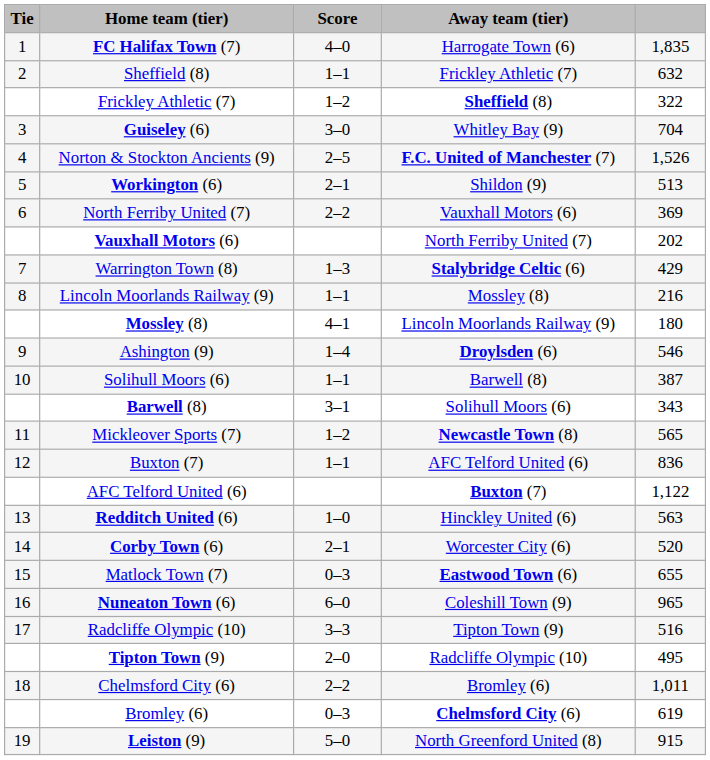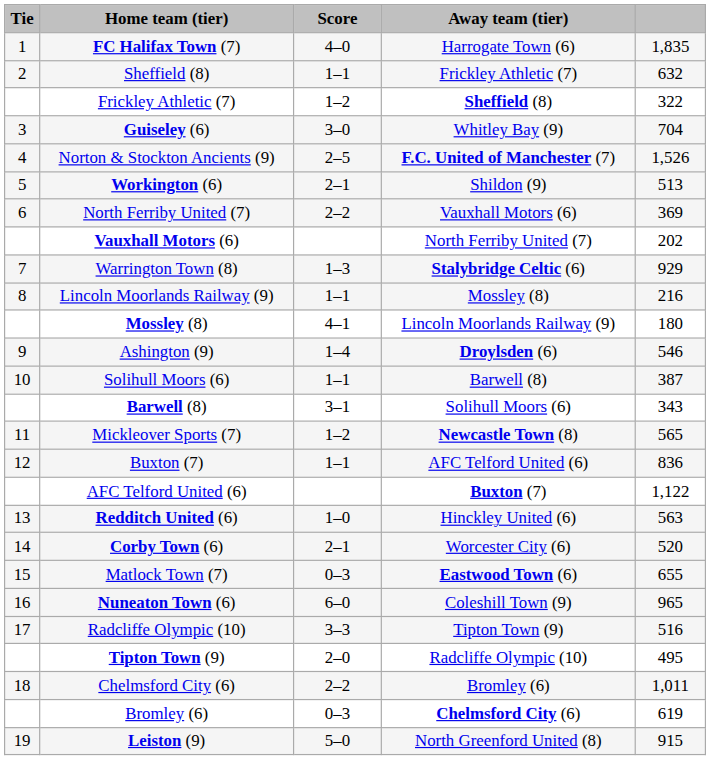(670, 268) 429 -> (670, 268) 929
